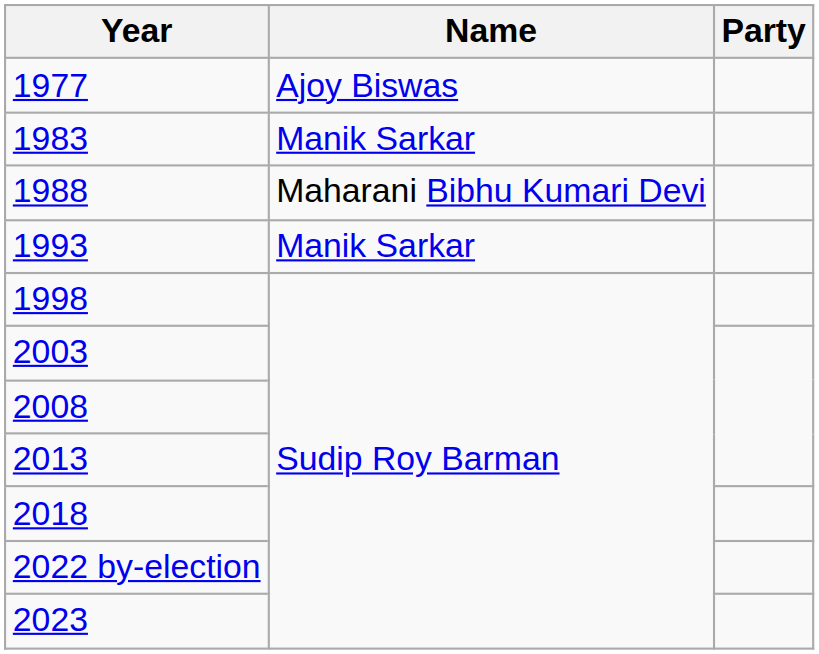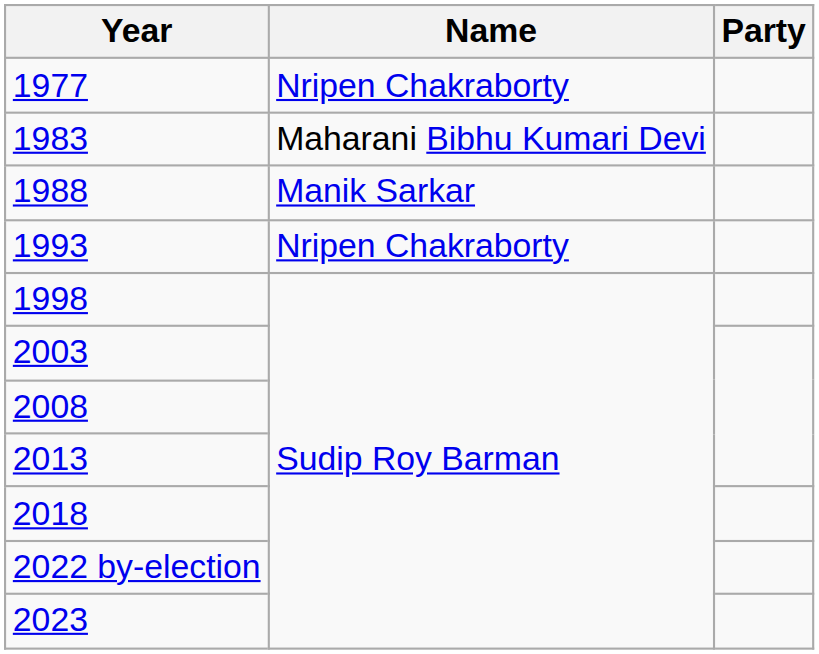(367, 84) Ajoy Biswas -> (423, 84) Nripen Chakraborty
(376, 138) Manik Sarkar -> (491, 138) Maharani Bibhu Kumari Devi
(491, 191) Maharani Bibhu Kumari Devi -> (376, 191) Manik Sarkar
(376, 245) Manik Sarkar -> (423, 245) Nripen Chakraborty
